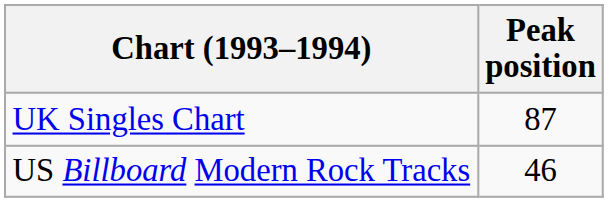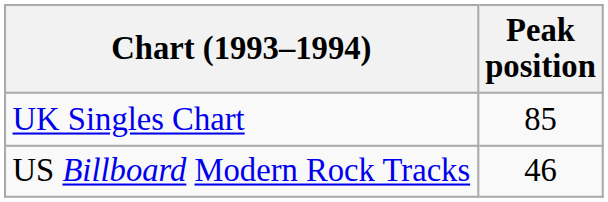(541, 118) 87 -> (541, 118) 85
